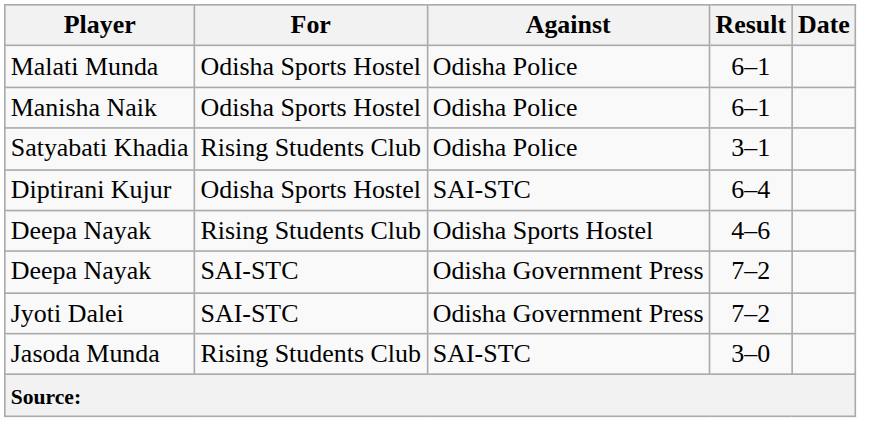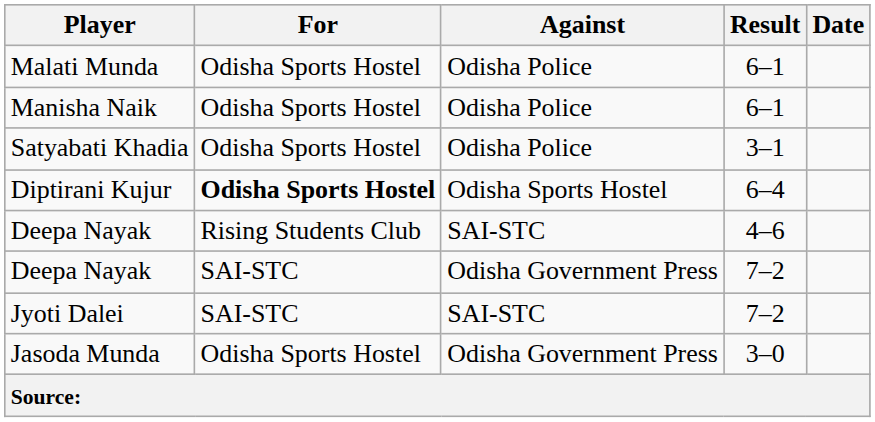(311, 148) Rising Students Club -> (311, 148) Odisha Sports Hostel
(311, 189) normal -> (318, 189) bold
(482, 189) SAI-STC -> (557, 189) Odisha Sports Hostel
(543, 230) Odisha Sports Hostel -> (496, 230) SAI-STC
(568, 312) Odisha Government Press -> (496, 312) SAI-STC
(311, 353) Rising Students Club -> (311, 353) Odisha Sports Hostel
(482, 353) SAI-STC -> (583, 353) Odisha Government Press
